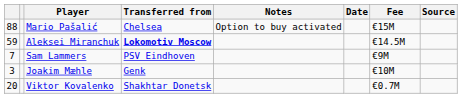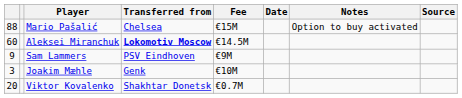columns swapped: (395, 12) <-> (279, 12)
(12, 41) 59 -> (12, 41) 60
(12, 56) 7 -> (12, 56) 9
